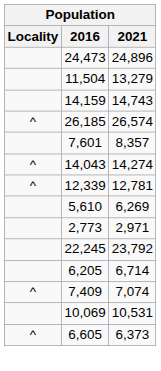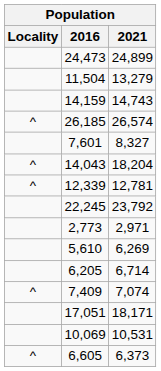(132, 57) 24,896 -> (132, 57) 24,899
(132, 143) 8,357 -> (132, 143) 8,327
(132, 164) 14,274 -> (132, 164) 18,204
rows swapped: (85, 249) <-> (85, 206)
+ row: (85, 313)
